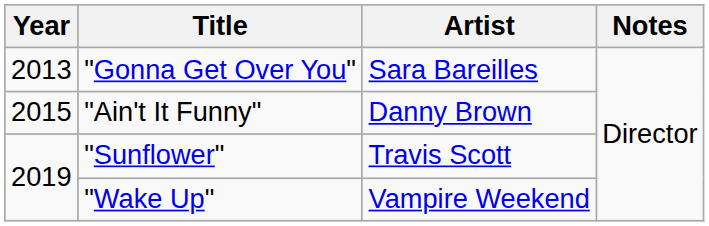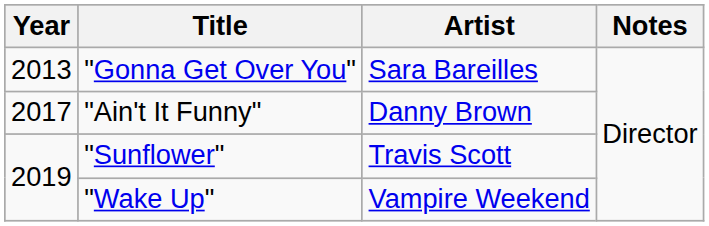(41, 112) 2015 -> (41, 112) 2017
